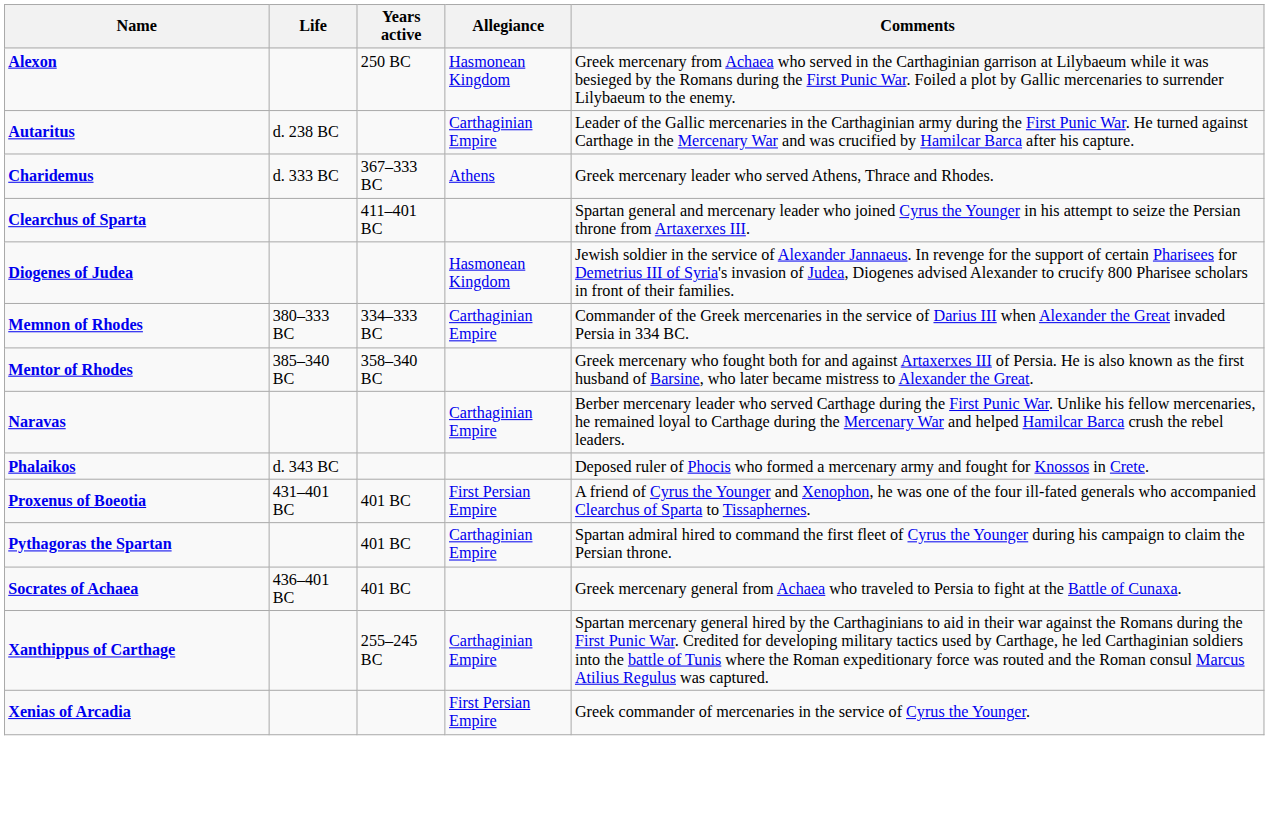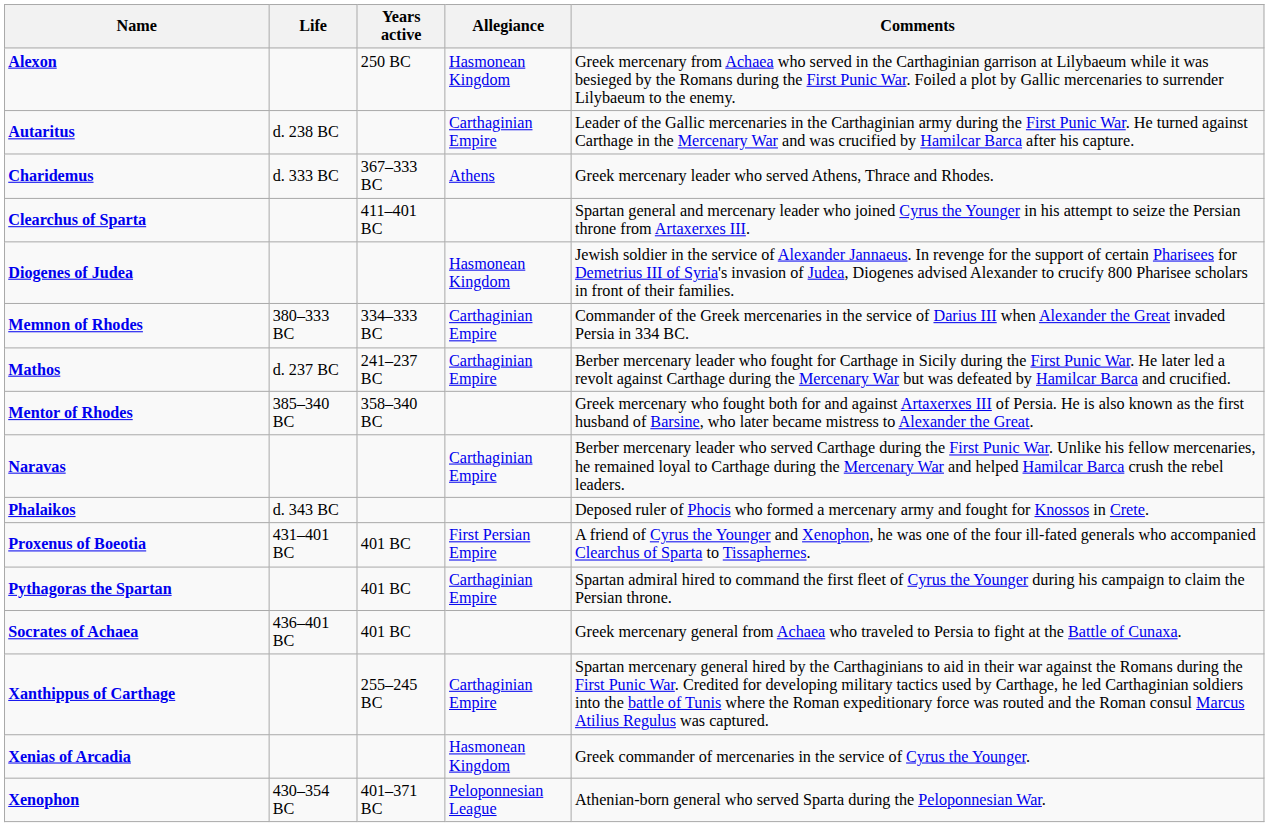+ row: (34, 369)
(490, 712) First Persian Empire -> (487, 756) Hasmonean Kingdom
+ row: (44, 800)
